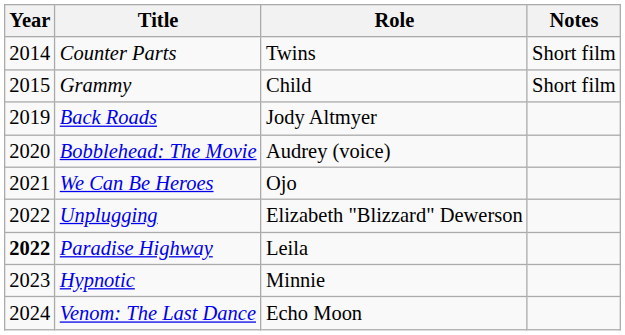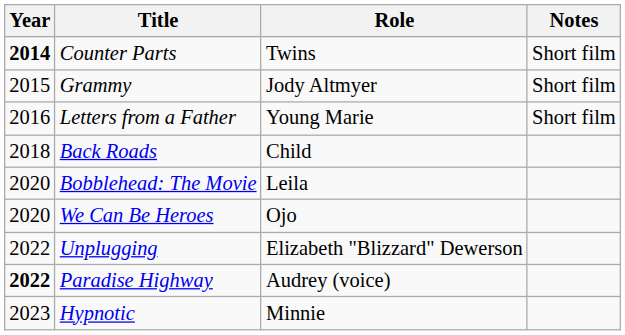(30, 53) normal -> (30, 53) bold
(289, 85) Child -> (321, 85) Jody Altmyer
+ row: (148, 118)
(30, 118) 2019 -> (30, 150) 2018
(321, 118) Jody Altmyer -> (289, 150) Child
(328, 150) Audrey (voice) -> (287, 183) Leila
(30, 183) 2021 -> (30, 215) 2020
(287, 248) Leila -> (328, 280) Audrey (voice)
- row: (158, 313)
